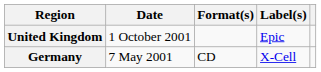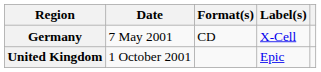rows swapped: (55, 57) <-> (55, 36)
